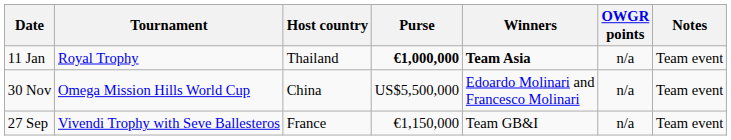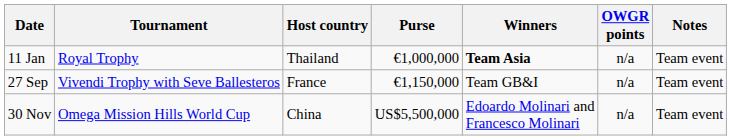(426, 58) bold -> (426, 58) normal
rows swapped: (28, 123) <-> (30, 90)
